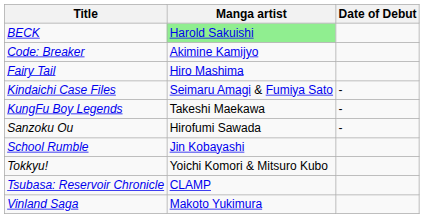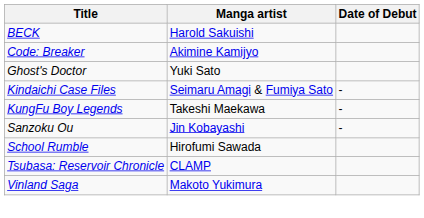(212, 33) lightgreen background -> (212, 33) no background
- row: (31, 71)
+ row: (47, 71)
(215, 128) Hirofumi Sawada -> (207, 128) Jin Kobayashi
(207, 147) Jin Kobayashi -> (215, 147) Hirofumi Sawada
- row: (28, 166)
